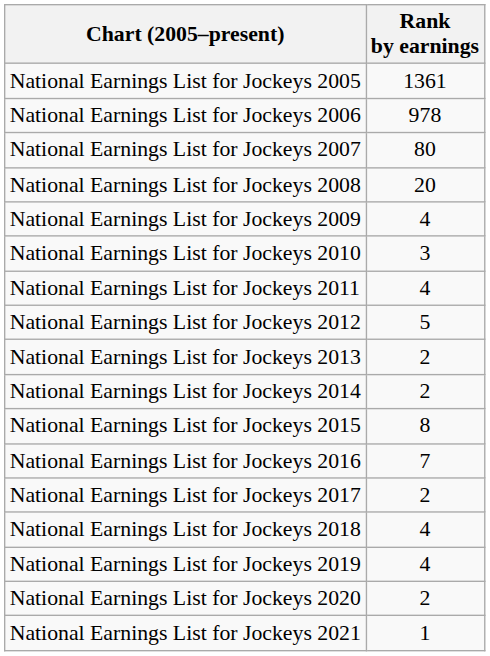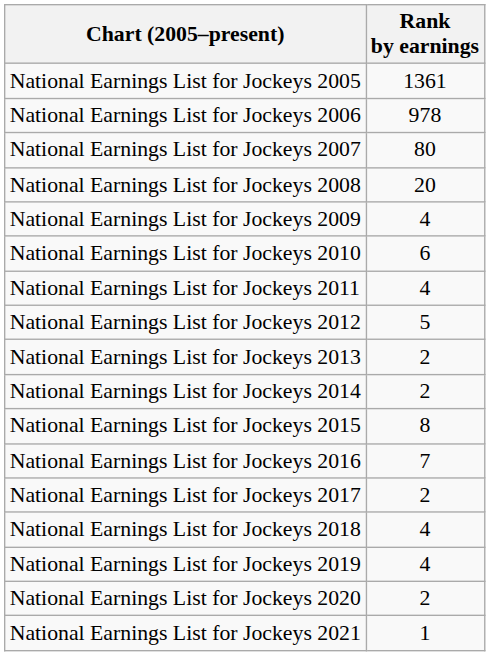(425, 253) 3 -> (425, 253) 6
